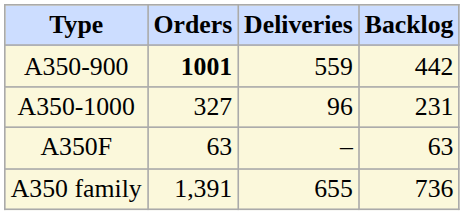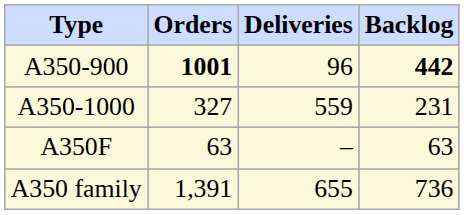(334, 65) 559 -> (340, 65) 96
(434, 65) normal -> (434, 65) bold
(340, 106) 96 -> (334, 106) 559
